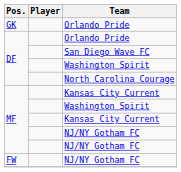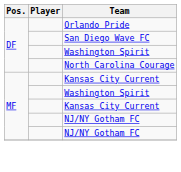- row: (11, 25)
- row: (11, 160)
